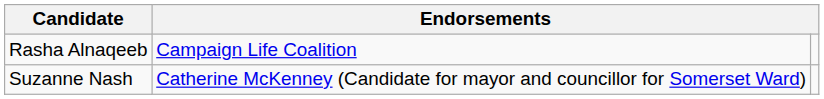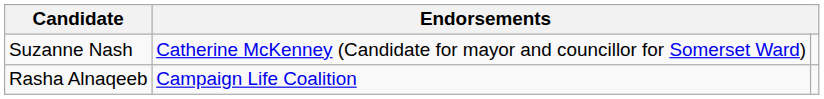rows swapped: (78, 49) <-> (71, 79)
